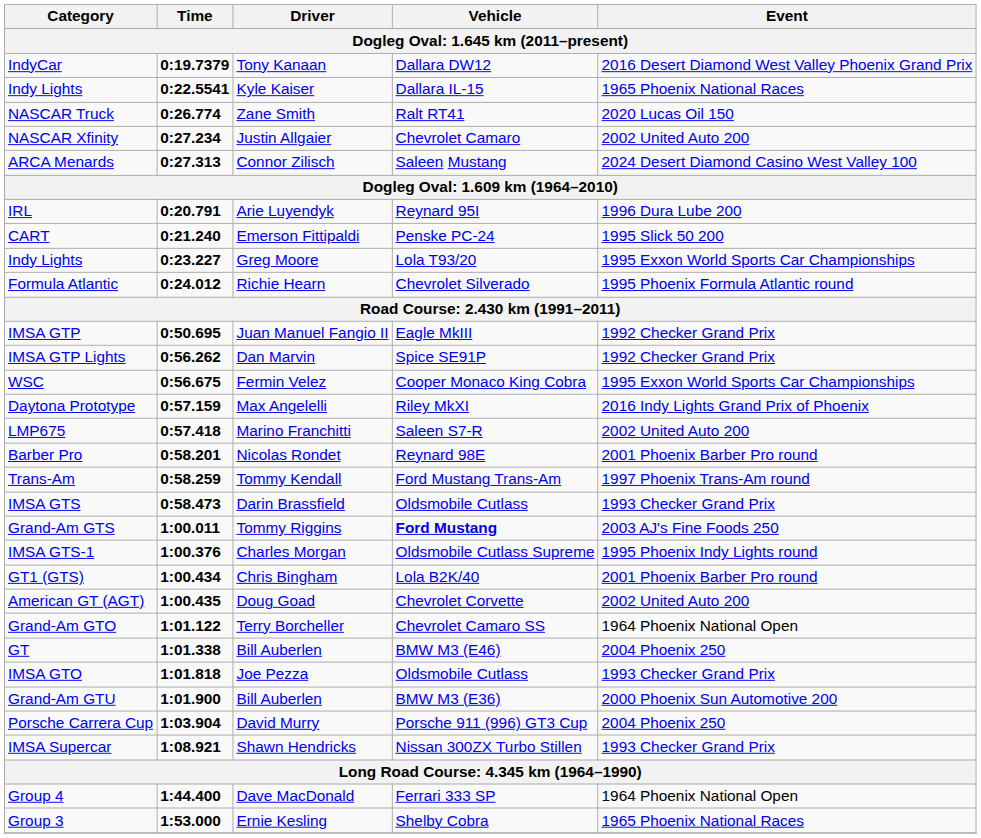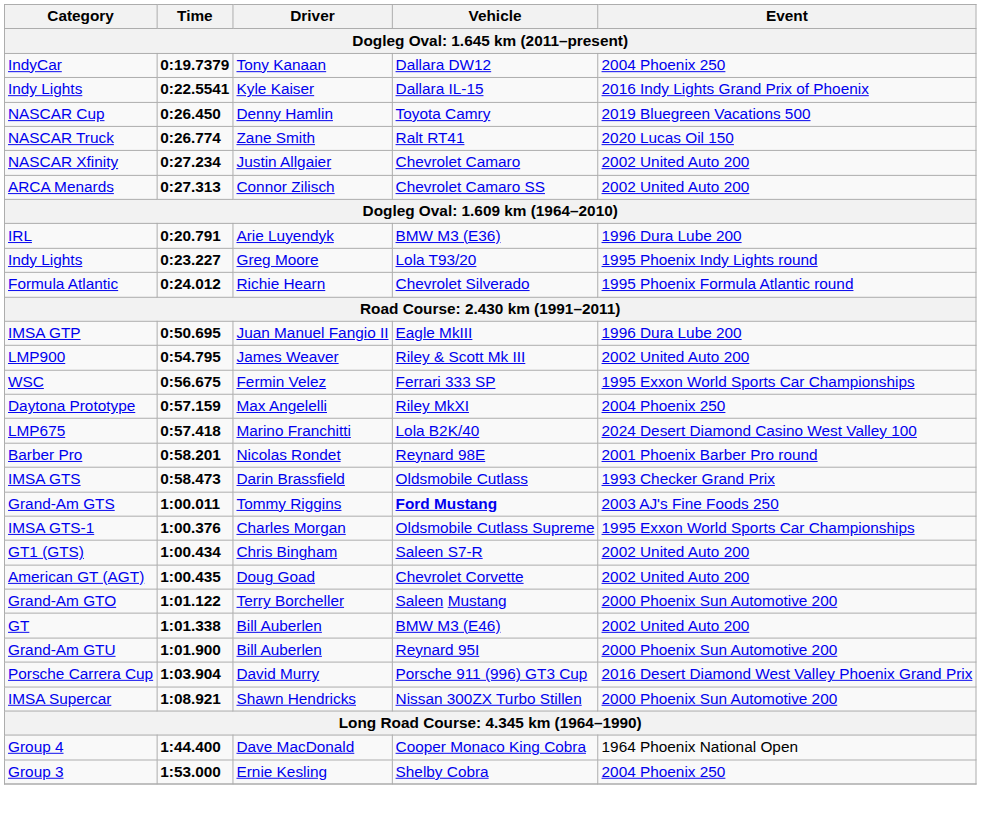(787, 65) 2016 Desert Diamond West Valley Phoenix Grand Prix -> (663, 65) 2004 Phoenix 250
(703, 89) 1965 Phoenix National Races -> (735, 89) 2016 Indy Lights Grand Prix of Phoenix
+ row: (56, 114)
(451, 162) Saleen Mustang -> (470, 187) Chevrolet Camaro SS
(759, 162) 2024 Desert Diamond Casino West Valley 100 -> (675, 187) 2002 United Auto 200
(437, 211) Reynard 95I -> (448, 235) BMW M3 (E36)
- row: (29, 235)
(758, 260) 1995 Exxon World Sports Car Championships -> (710, 260) 1995 Phoenix Indy Lights round
(688, 333) 1992 Checker Grand Prix -> (672, 333) 1996 Dura Lube 200
+ row: (37, 357)
- row: (67, 357)
(491, 382) Cooper Monaco King Cobra -> (446, 382) Ferrari 333 SP
(735, 406) 2016 Indy Lights Grand Prix of Phoenix -> (663, 406) 2004 Phoenix 250
(439, 430) Saleen S7-R -> (437, 430) Lola B2K/40
(675, 430) 2002 United Auto 200 -> (759, 430) 2024 Desert Diamond Casino West Valley 100
- row: (41, 479)
(710, 552) 1995 Phoenix Indy Lights round -> (758, 528) 1995 Exxon World Sports Car Championships
(437, 576) Lola B2K/40 -> (439, 552) Saleen S7-R
(710, 576) 2001 Phoenix Barber Pro round -> (675, 552) 2002 United Auto 200
(470, 625) Chevrolet Camaro SS -> (451, 601) Saleen Mustang
(700, 625) 1964 Phoenix National Open -> (719, 601) 2000 Phoenix Sun Automotive 200
(663, 650) 2004 Phoenix 250 -> (675, 625) 2002 United Auto 200
- row: (45, 674)
(448, 698) BMW M3 (E36) -> (437, 650) Reynard 95I
(663, 723) 2004 Phoenix 250 -> (787, 674) 2016 Desert Diamond West Valley Phoenix Grand Prix
(688, 747) 1993 Checker Grand Prix -> (719, 698) 2000 Phoenix Sun Automotive 200
(446, 796) Ferrari 333 SP -> (491, 747) Cooper Monaco King Cobra
(703, 820) 1965 Phoenix National Races -> (663, 771) 2004 Phoenix 250
